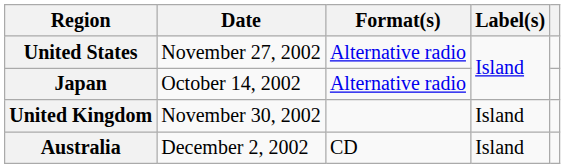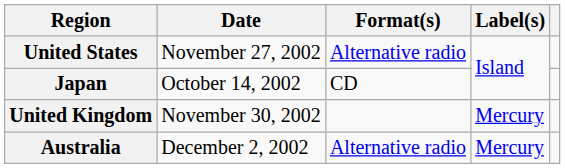(398, 83) Alternative radio -> (344, 83) CD
(500, 115) Island -> (510, 115) Mercury
(344, 147) CD -> (398, 147) Alternative radio
(500, 147) Island -> (510, 147) Mercury
